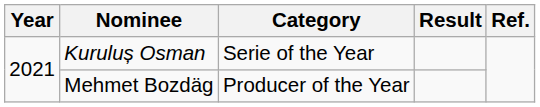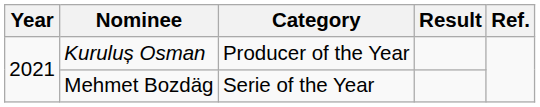(299, 53) Serie of the Year -> (316, 53) Producer of the Year
(316, 85) Producer of the Year -> (299, 85) Serie of the Year
